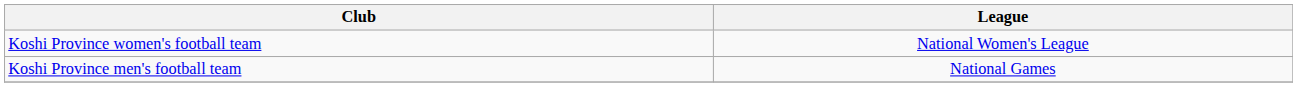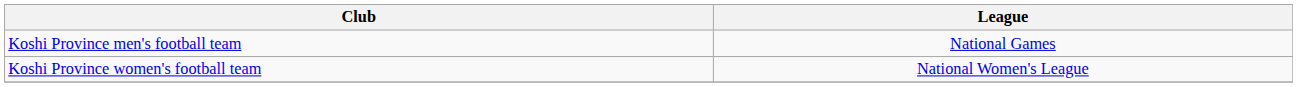rows swapped: (125, 69) <-> (135, 43)
